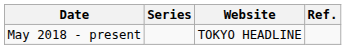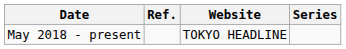columns swapped: (169, 15) <-> (322, 15)
